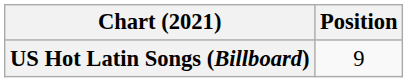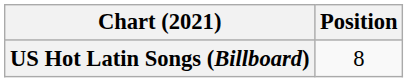(359, 58) 9 -> (359, 58) 8
